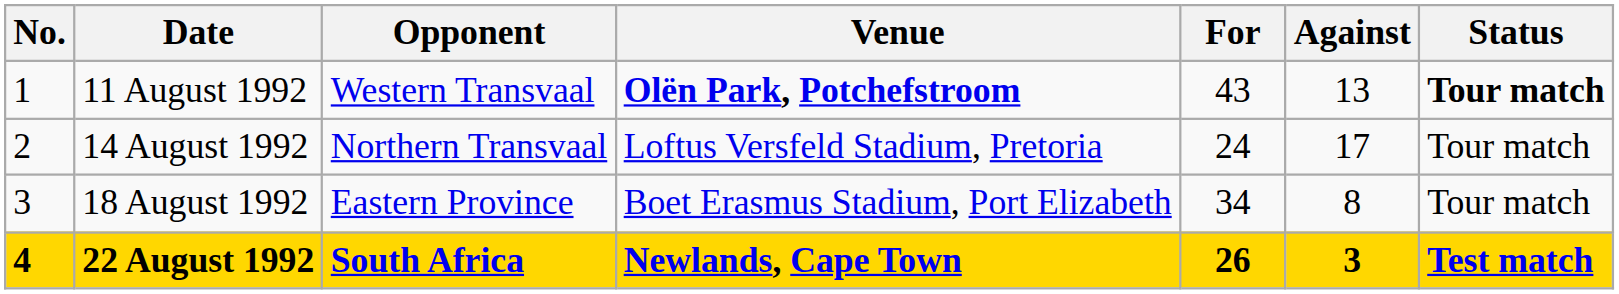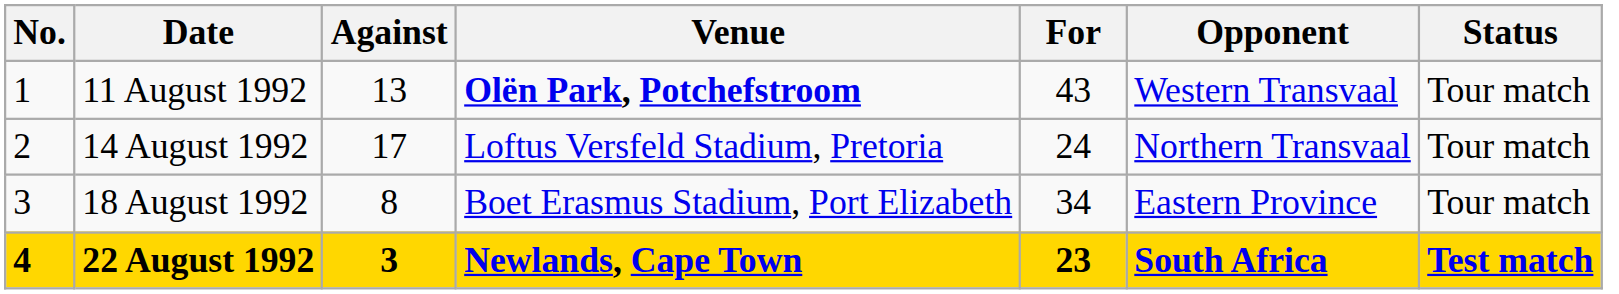columns swapped: (469, 32) <-> (1352, 32)
(1516, 89) bold -> (1509, 89) normal
(1233, 259) 26 -> (1073, 259) 23
